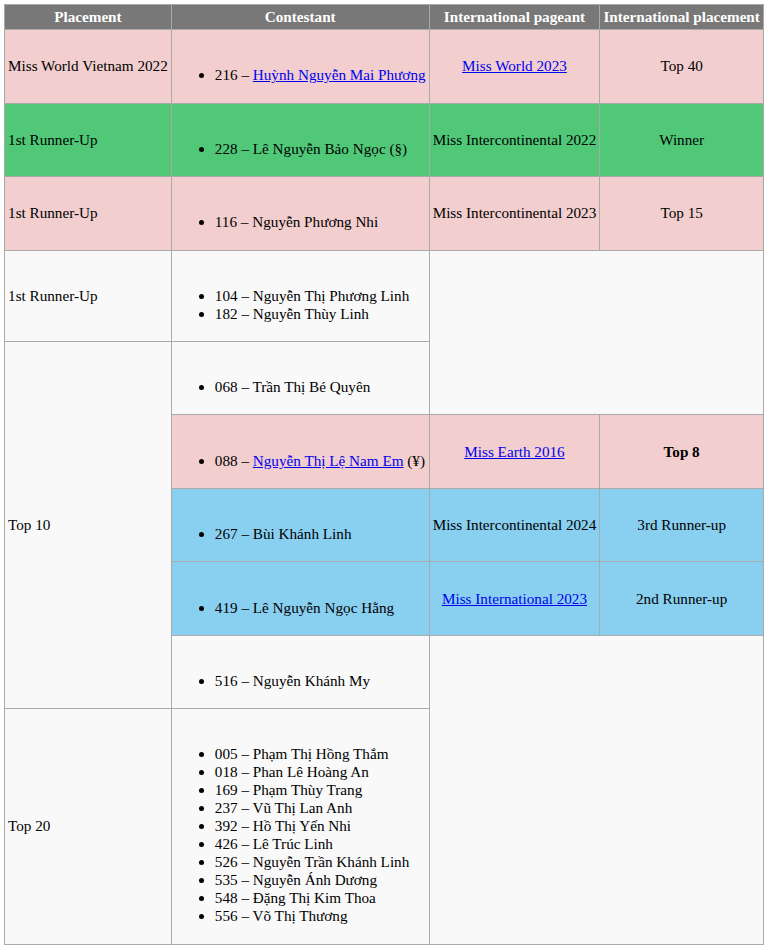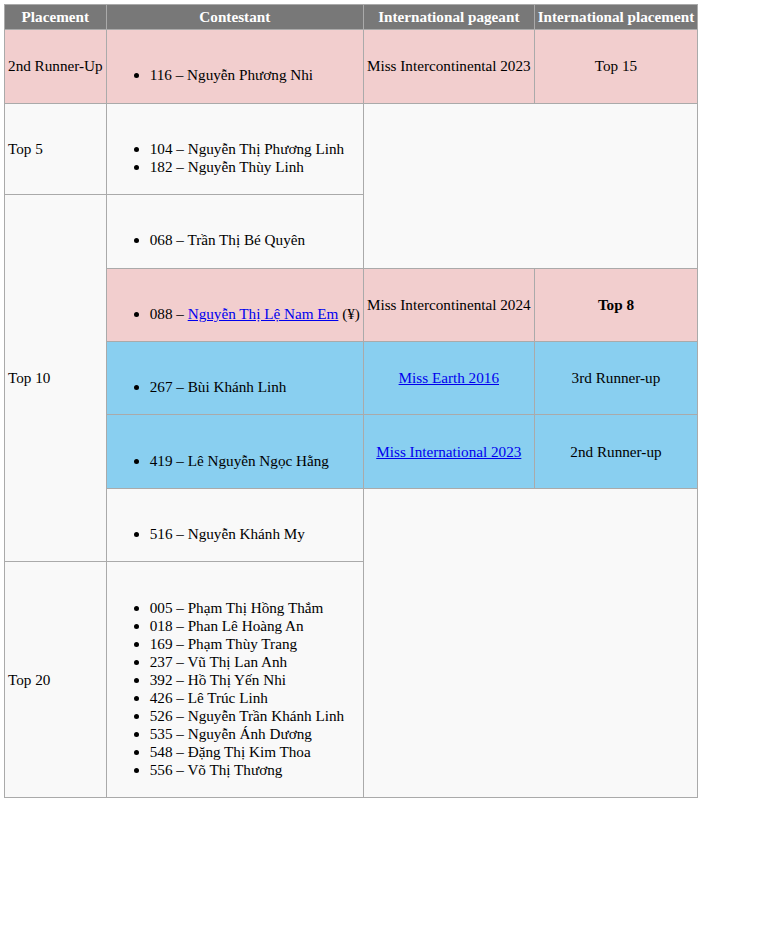- row: (300, 75)
- row: (300, 149)
(53, 213) 1st Runner-Up -> (55, 66) 2nd Runner-Up
(53, 295) 1st Runner-Up -> (25, 148) Top 5
(514, 451) Miss Earth 2016 -> (449, 304) Miss Intercontinental 2024
(514, 525) Miss Intercontinental 2024 -> (449, 378) Miss Earth 2016
